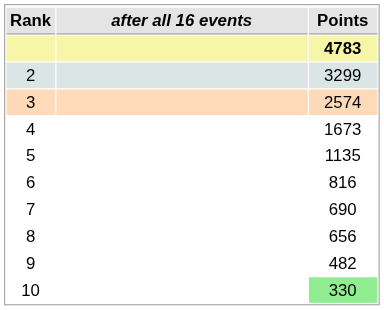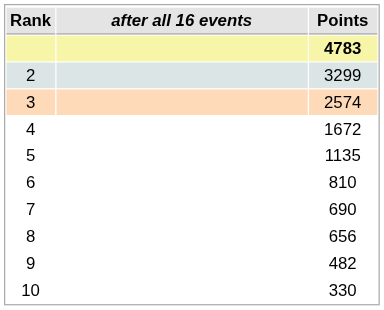(343, 129) 1673 -> (343, 129) 1672
(343, 183) 816 -> (343, 183) 810
(343, 290) lightgreen background -> (343, 290) no background
